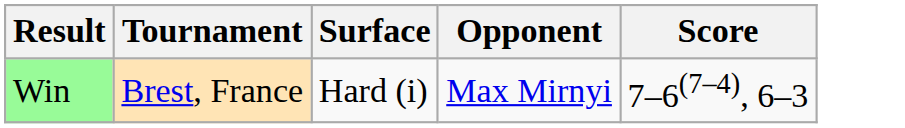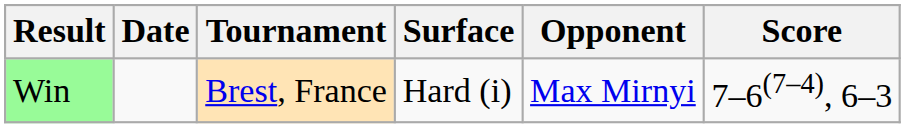+ column: (155, 31)
